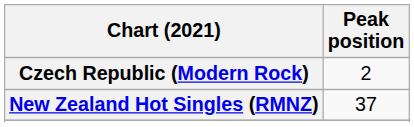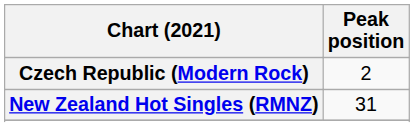(366, 104) 37 -> (366, 104) 31
